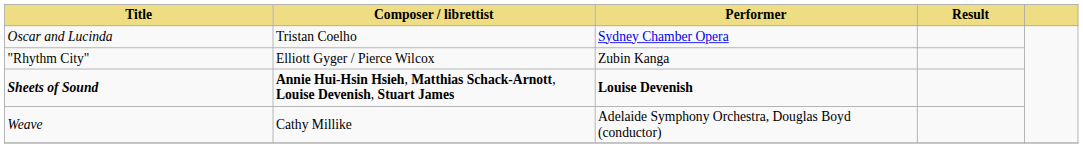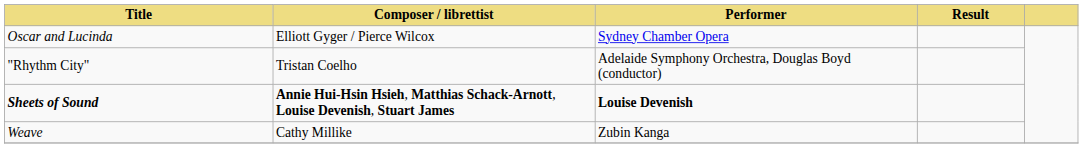(316, 36) Tristan Coelho -> (355, 36) Elliott Gyger / Pierce Wilcox
(355, 58) Elliott Gyger / Pierce Wilcox -> (316, 66) Tristan Coelho
(634, 58) Zubin Kanga -> (724, 66) Adelaide Symphony Orchestra, Douglas Boyd (conductor)
(724, 124) Adelaide Symphony Orchestra, Douglas Boyd (conductor) -> (634, 132) Zubin Kanga
